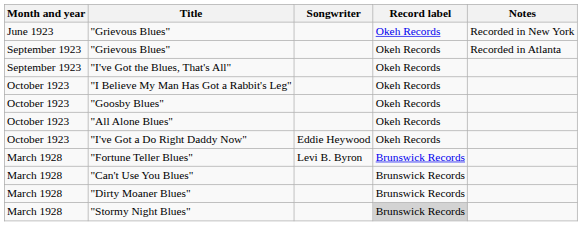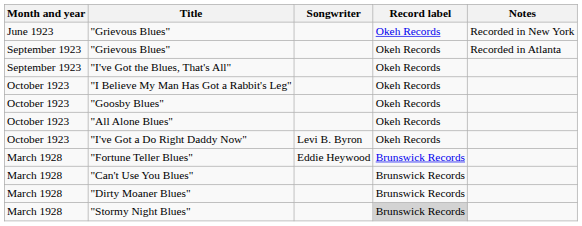(334, 139) Eddie Heywood -> (330, 139) Levi B. Byron
(330, 157) Levi B. Byron -> (334, 157) Eddie Heywood
